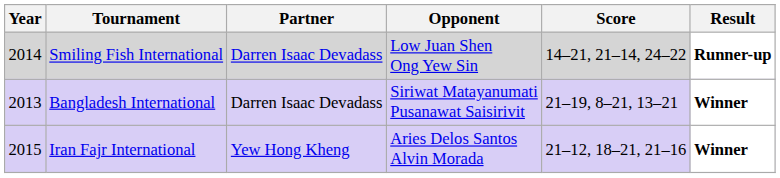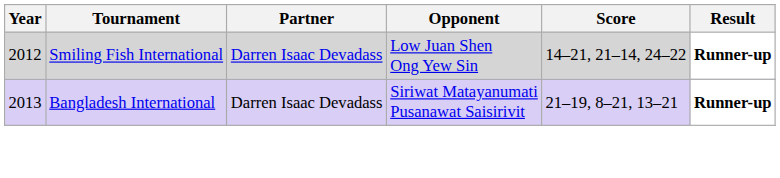(25, 55) 2014 -> (25, 55) 2012
(721, 102) Winner -> (733, 102) Runner-up
- row: (122, 149)
